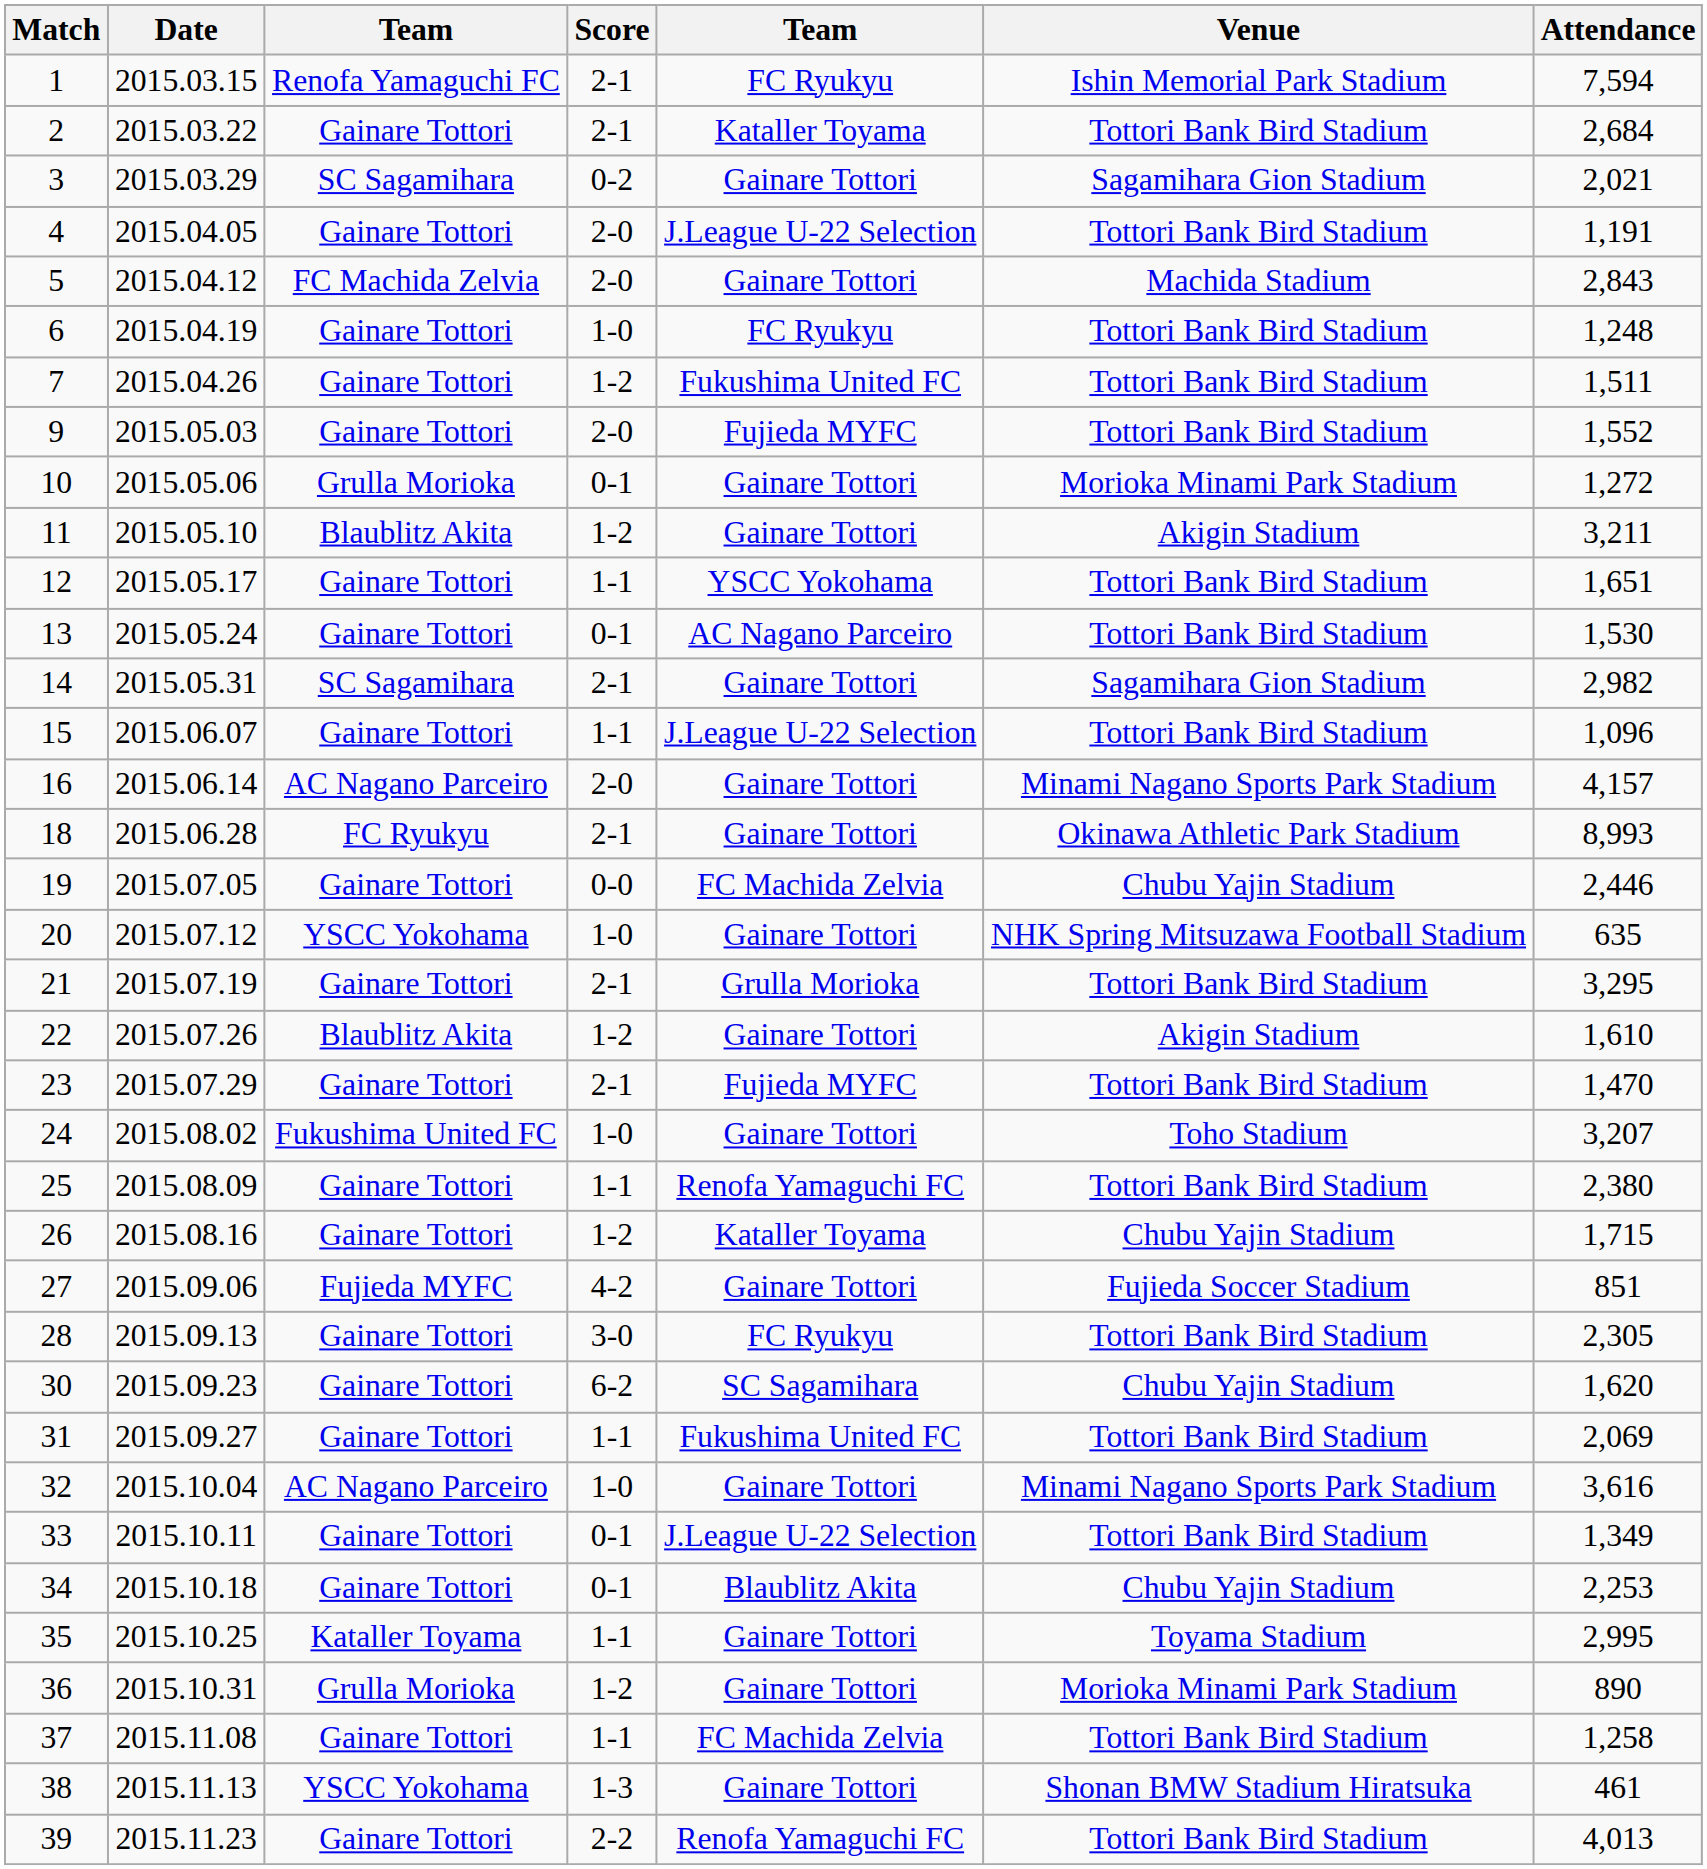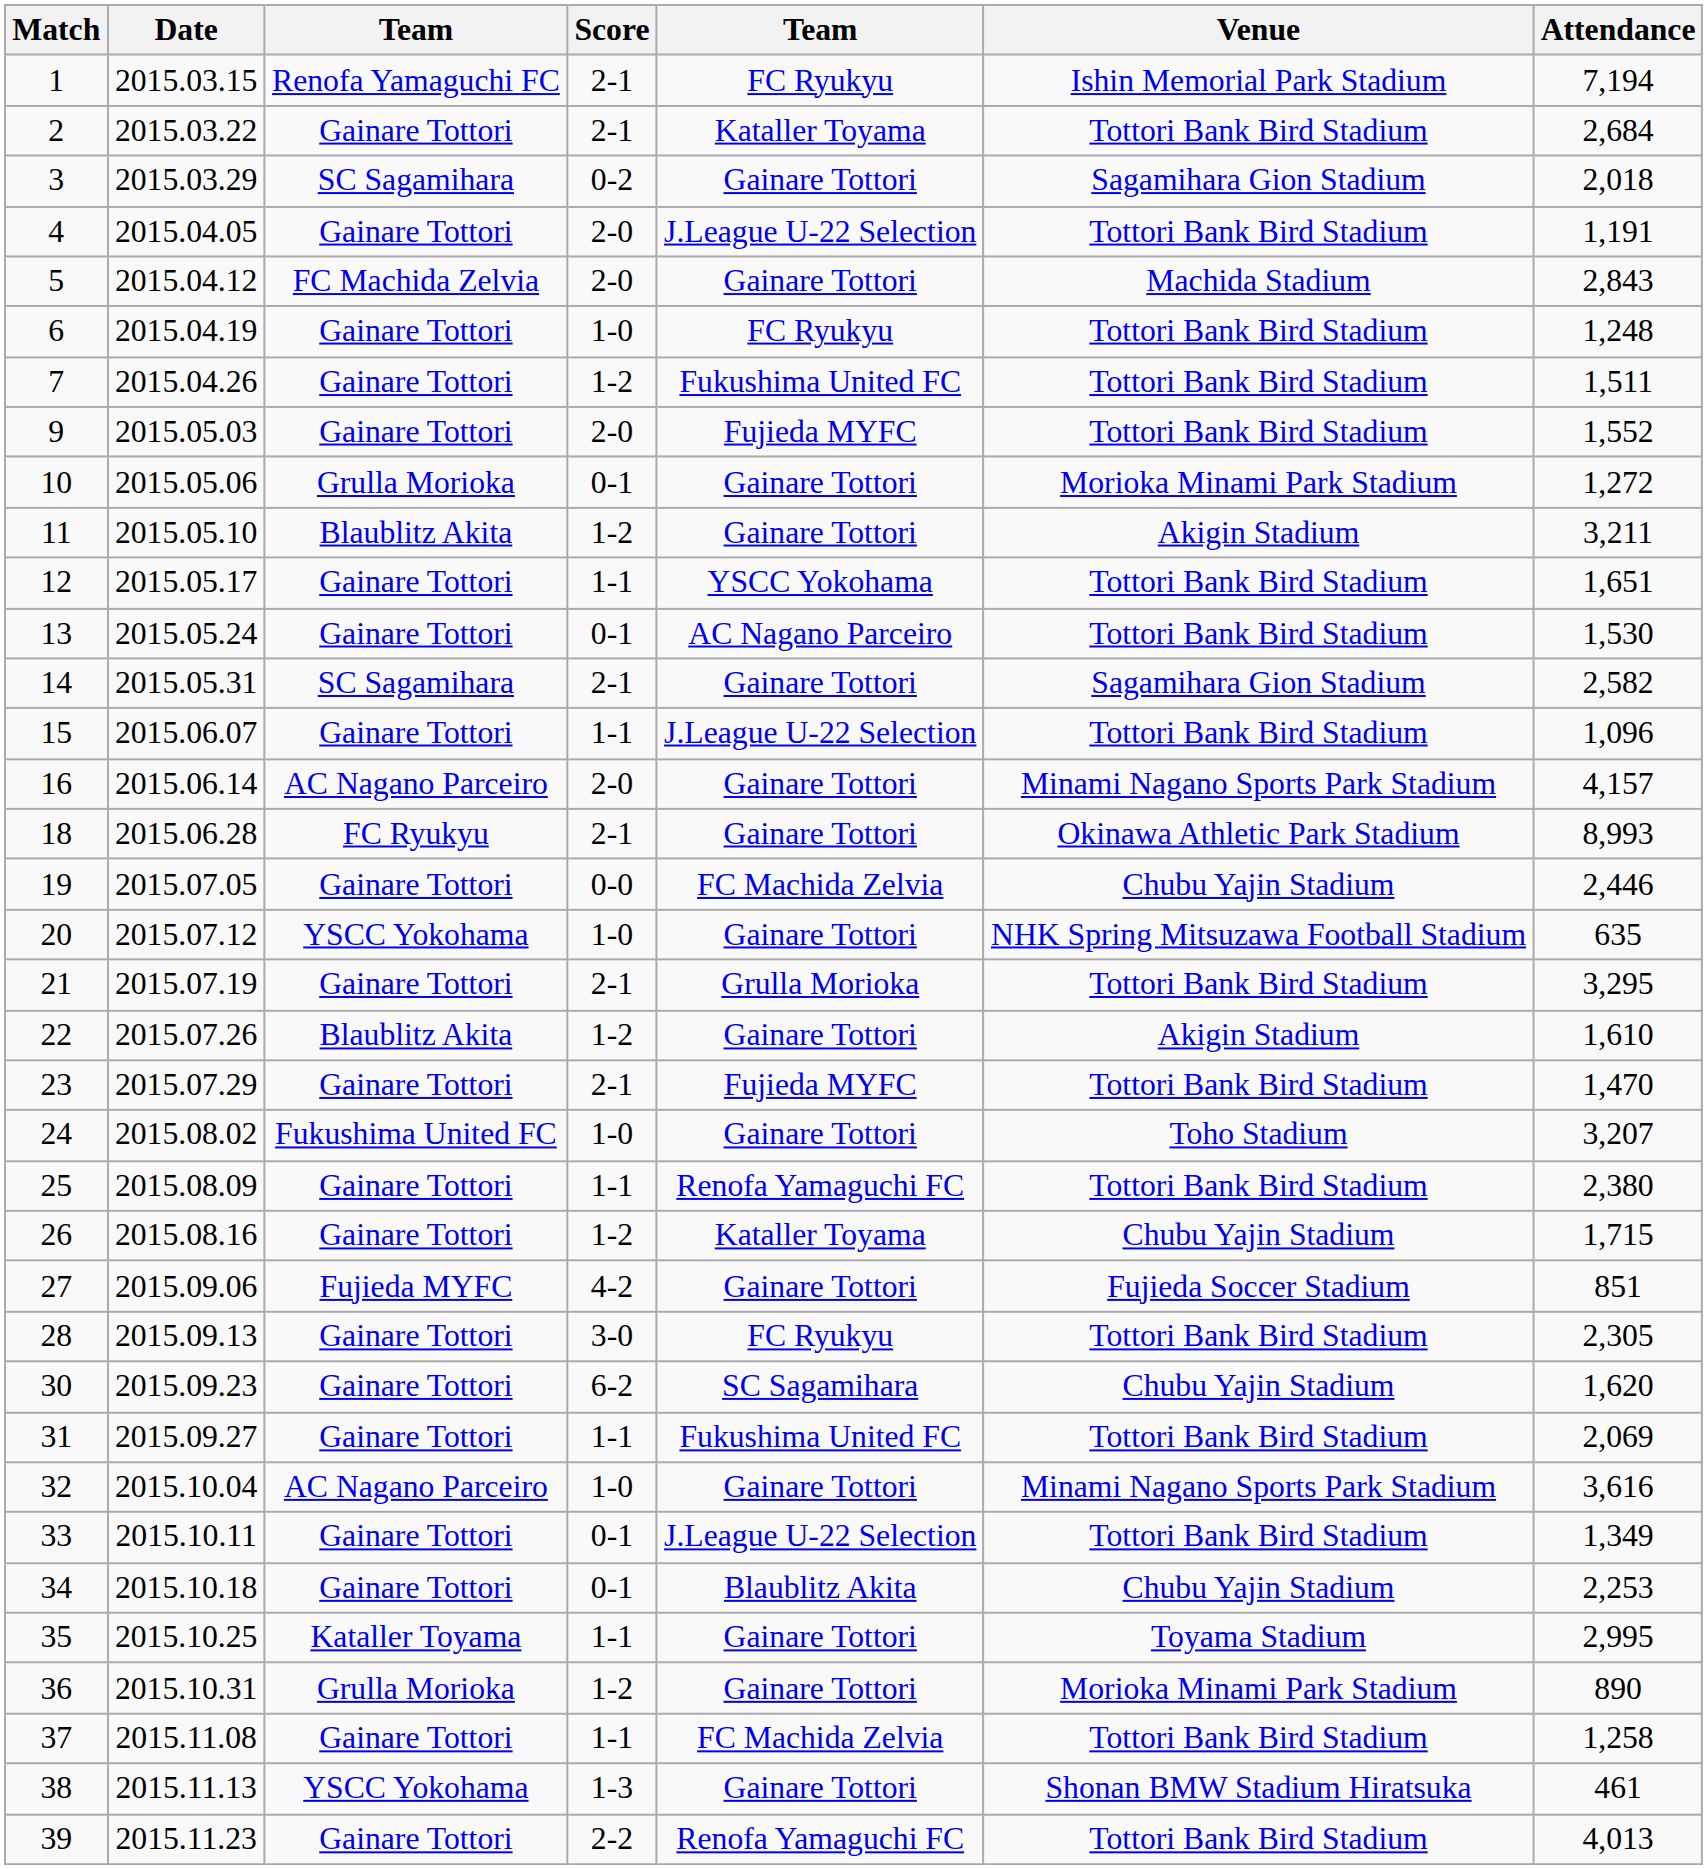(1618, 79) 7,594 -> (1618, 79) 7,194
(1618, 180) 2,021 -> (1618, 180) 2,018
(1618, 682) 2,982 -> (1618, 682) 2,582
